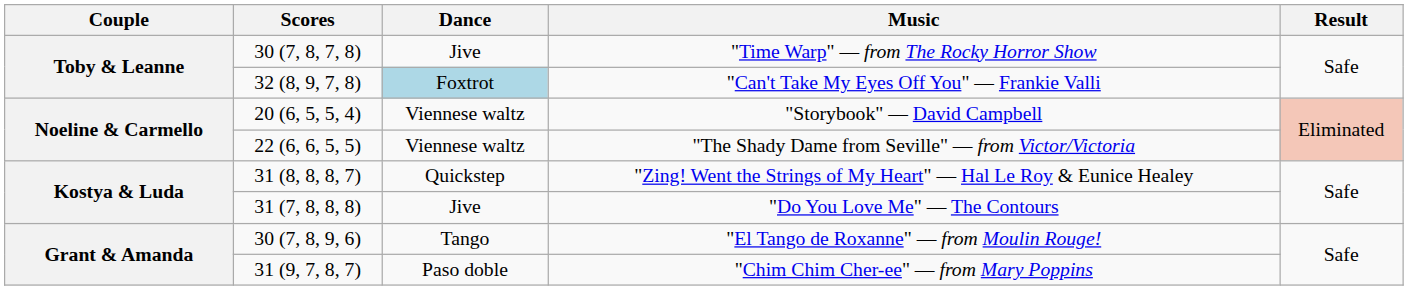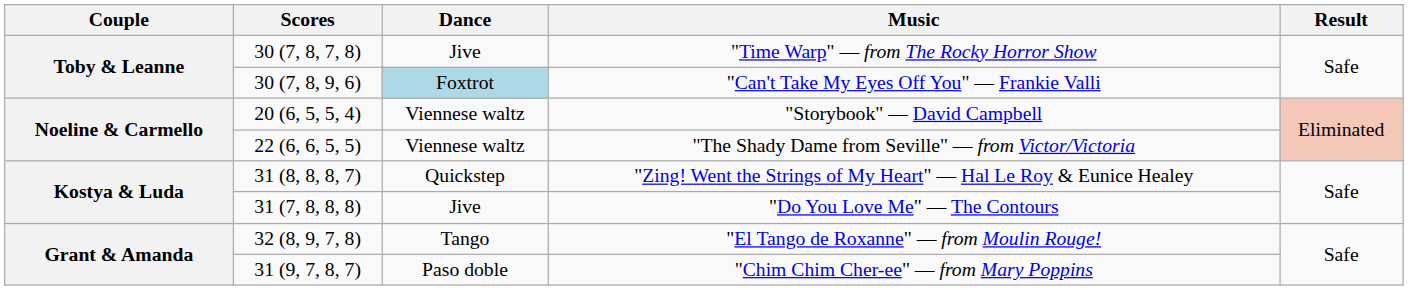(308, 82) 32 (8, 9, 7, 8) -> (308, 82) 30 (7, 8, 9, 6)
(308, 238) 30 (7, 8, 9, 6) -> (308, 238) 32 (8, 9, 7, 8)
